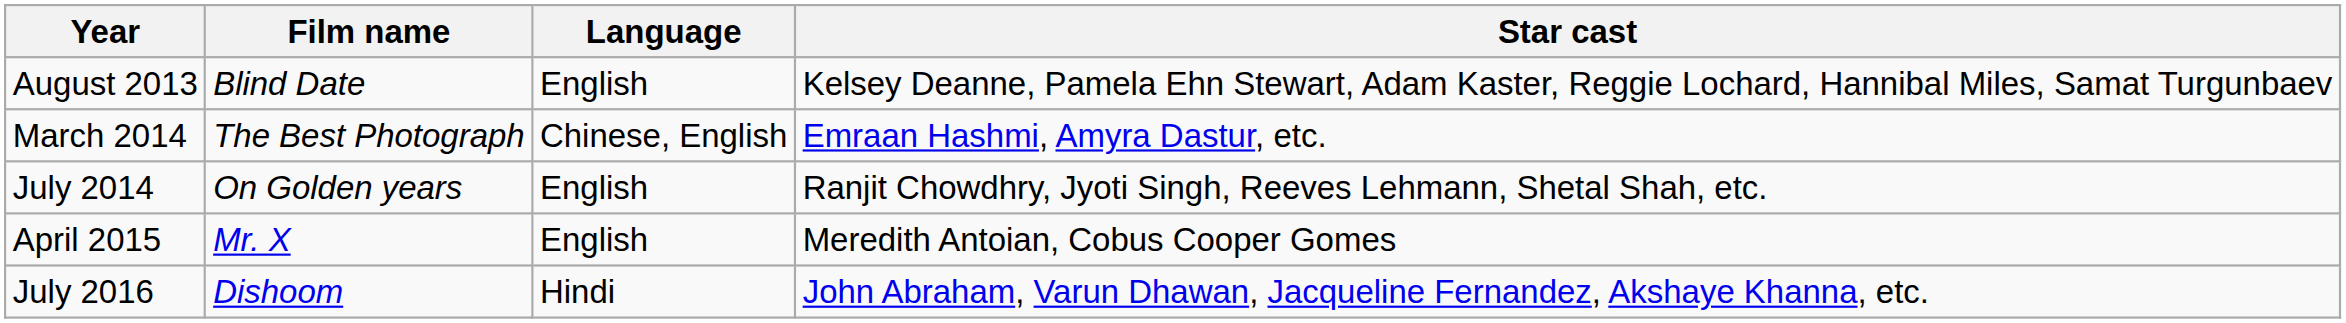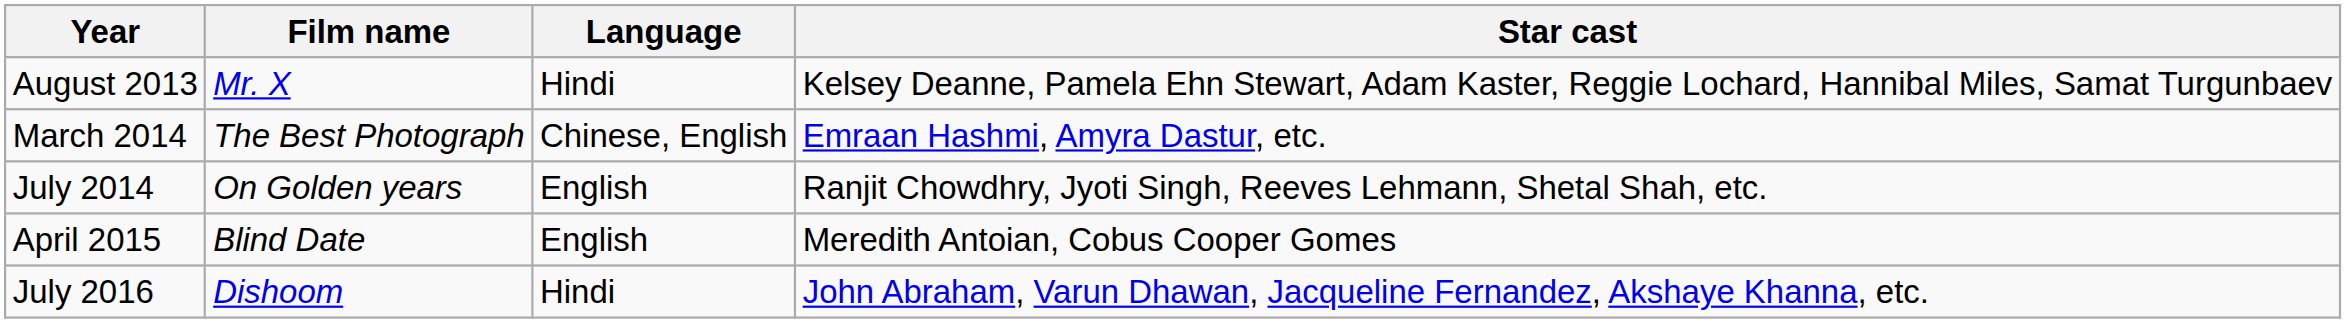(289, 84) Blind Date -> (252, 84) Mr. X
(594, 84) English -> (578, 84) Hindi
(252, 240) Mr. X -> (289, 240) Blind Date
